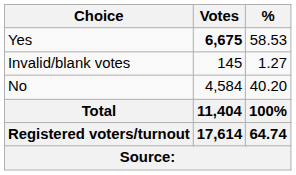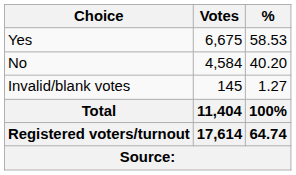(224, 39) bold -> (224, 39) normal
rows swapped: (17, 87) <-> (69, 63)
